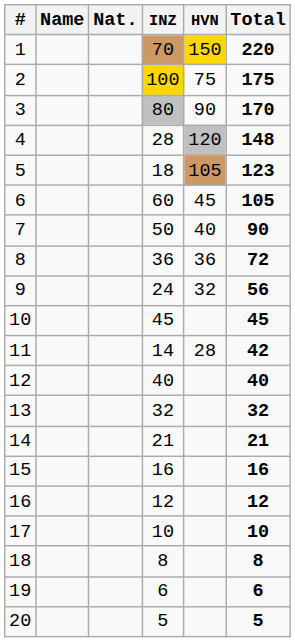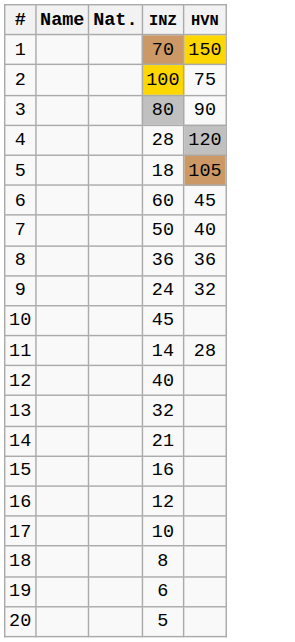- column: (258, 20)
